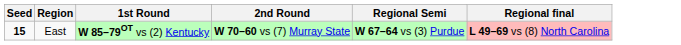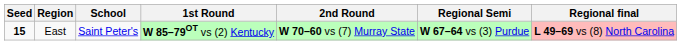+ column: (108, 13)
